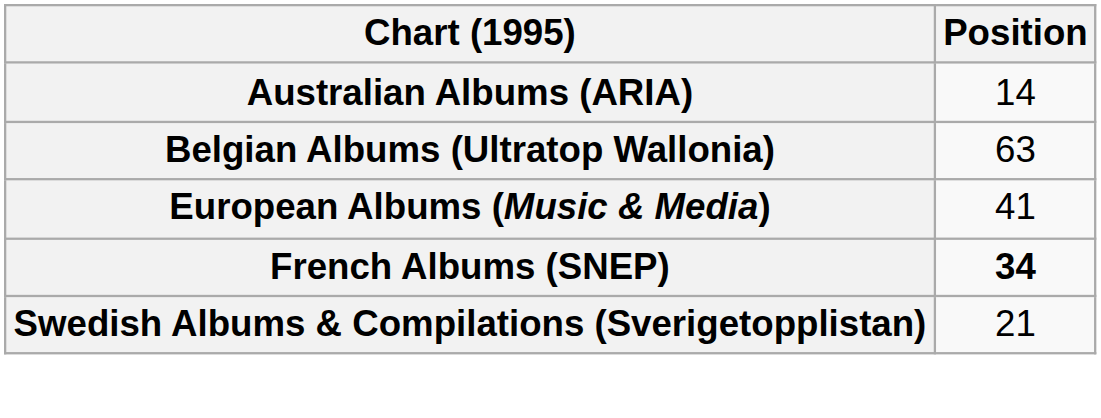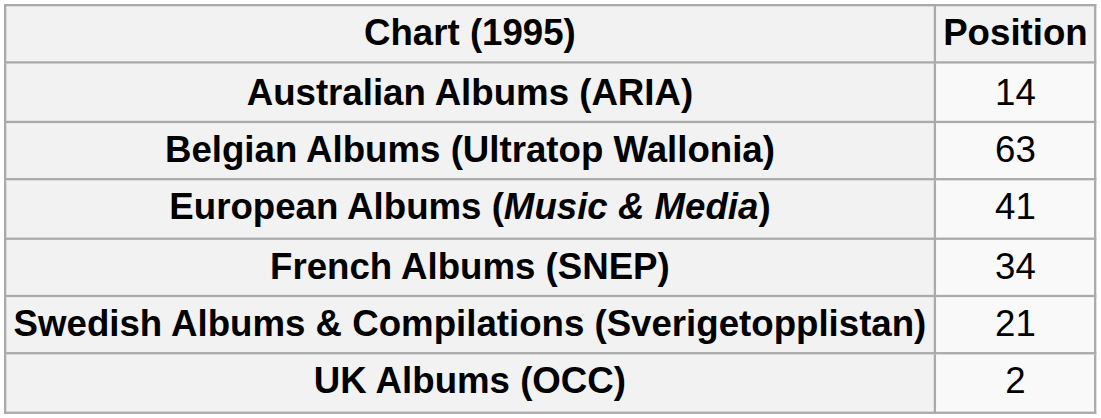(1015, 265) bold -> (1015, 265) normal
+ row: (470, 382)
